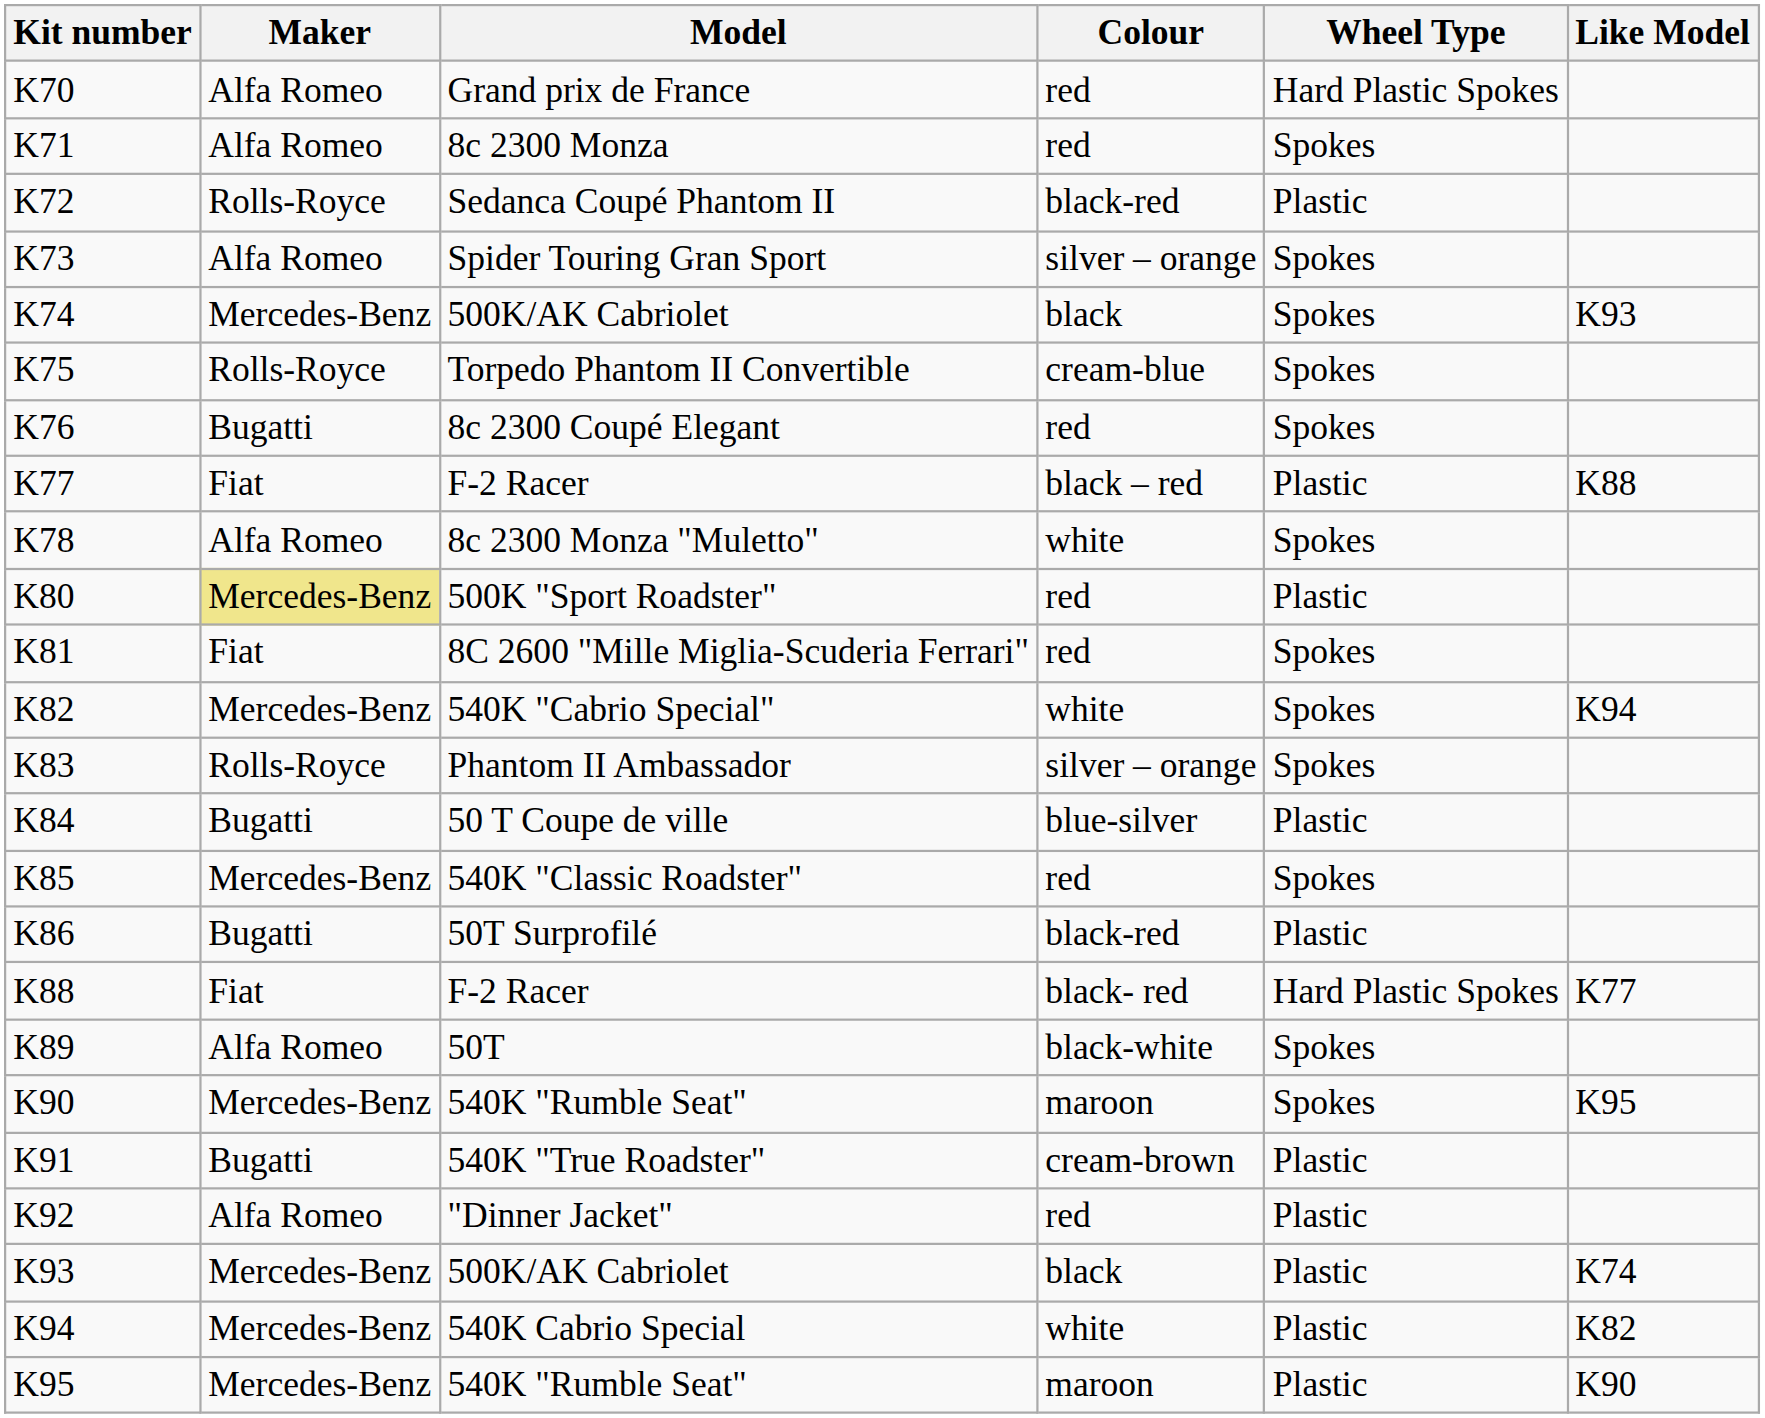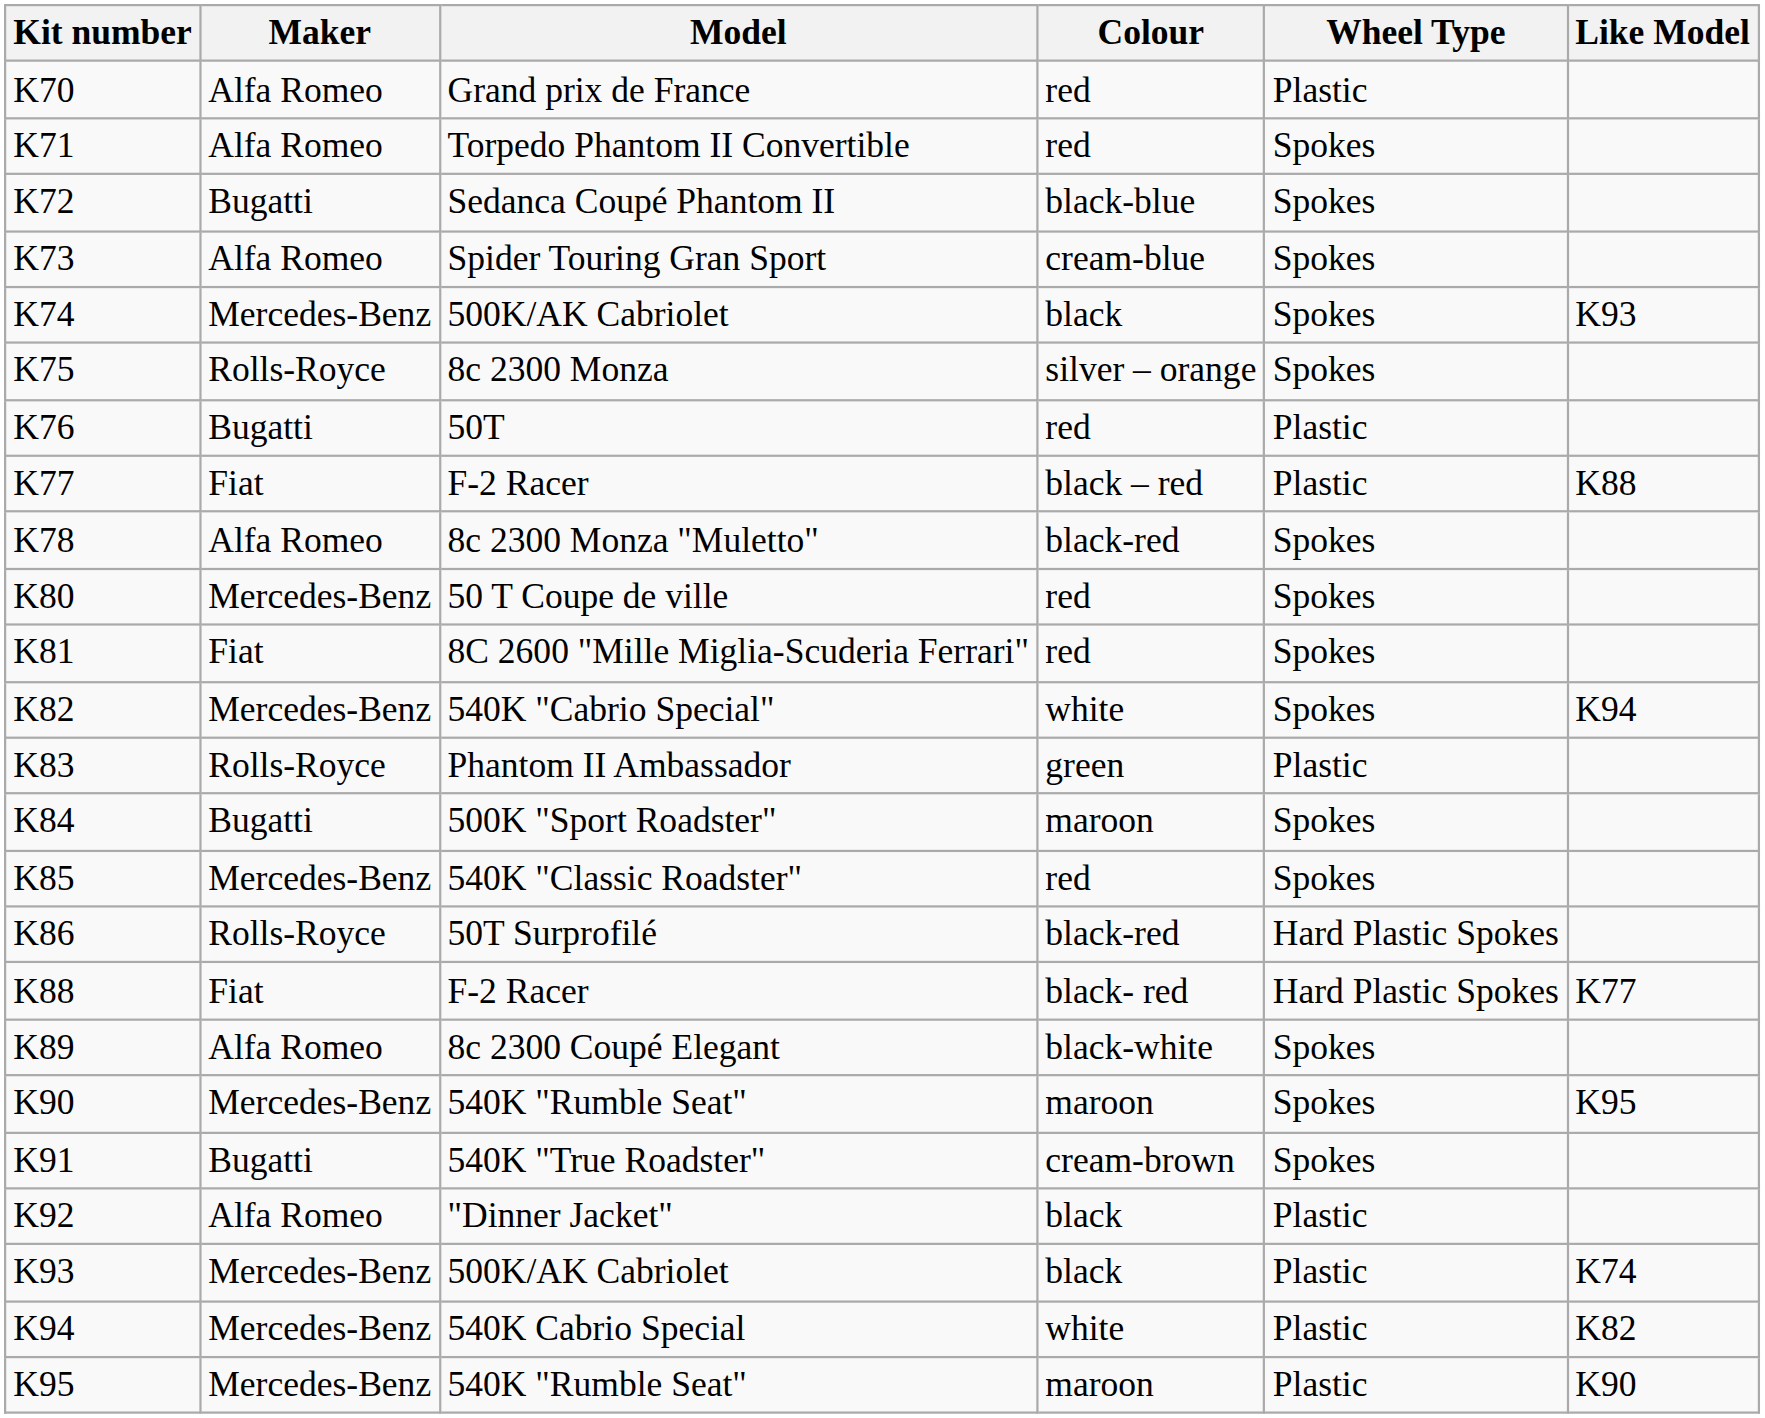(1416, 88) Hard Plastic Spokes -> (1320, 88) Plastic
(558, 145) 8c 2300 Monza -> (679, 145) Torpedo Phantom II Convertible
(297, 201) Rolls-Royce -> (261, 201) Bugatti
(1112, 201) black-red -> (1120, 201) black-blue
(1320, 201) Plastic -> (1324, 201) Spokes
(1151, 257) silver – orange -> (1125, 257) cream-blue
(679, 370) Torpedo Phantom II Convertible -> (558, 370) 8c 2300 Monza
(1125, 370) cream-blue -> (1151, 370) silver – orange
(614, 426) 8c 2300 Coupé Elegant -> (476, 426) 50T
(1324, 426) Spokes -> (1320, 426) Plastic
(1085, 539) white -> (1112, 539) black-red
(320, 595) khaki background -> (320, 595) no background
(612, 595) 500K "Sport Roadster" -> (588, 595) 50 T Coupe de ville
(1320, 595) Plastic -> (1324, 595) Spokes
(1151, 764) silver – orange -> (1085, 764) green
(1324, 764) Spokes -> (1320, 764) Plastic
(588, 821) 50 T Coupe de ville -> (612, 821) 500K "Sport Roadster"
(1121, 821) blue-silver -> (1100, 821) maroon
(1320, 821) Plastic -> (1324, 821) Spokes
(261, 933) Bugatti -> (297, 933) Rolls-Royce
(1320, 933) Plastic -> (1416, 933) Hard Plastic Spokes
(476, 1046) 50T -> (614, 1046) 8c 2300 Coupé Elegant
(1320, 1159) Plastic -> (1324, 1159) Spokes
(1068, 1215) red -> (1084, 1215) black
